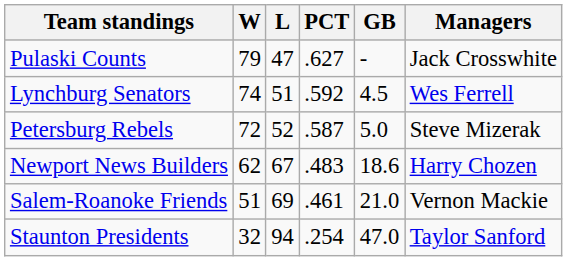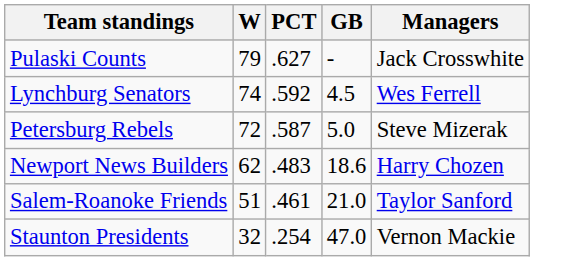- column: (283, 22)
(479, 201) Vernon Mackie -> (445, 201) Taylor Sanford
(477, 237) Taylor Sanford -> (446, 237) Vernon Mackie
